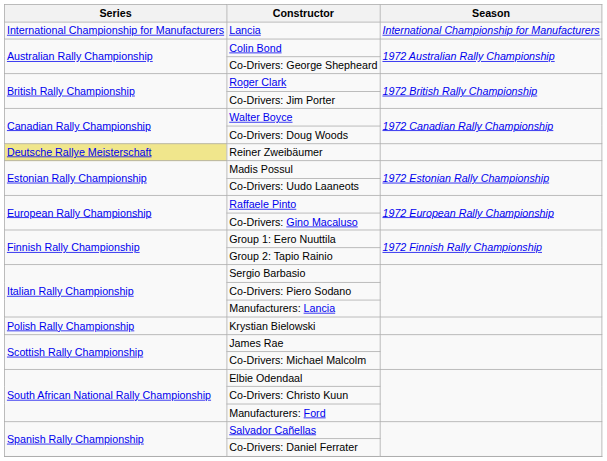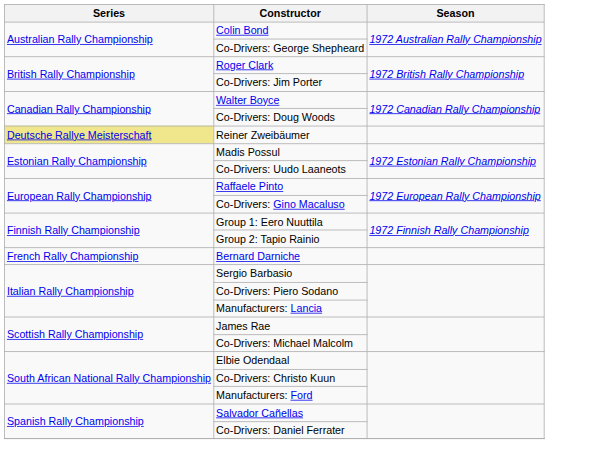- row: (245, 30)
+ row: (258, 256)
- row: (272, 326)
